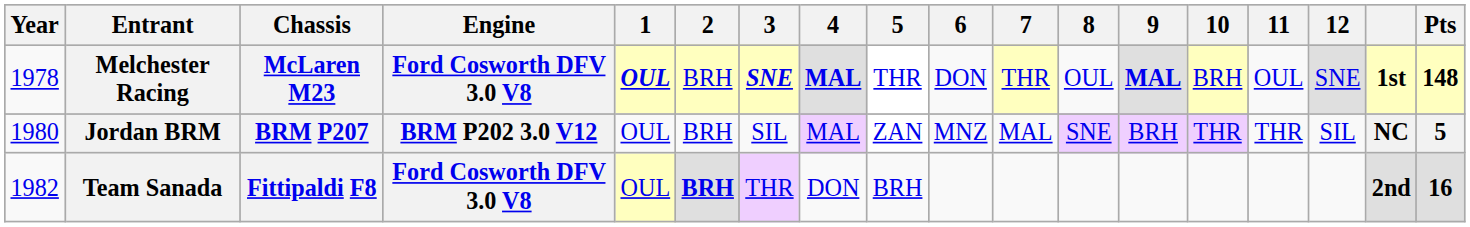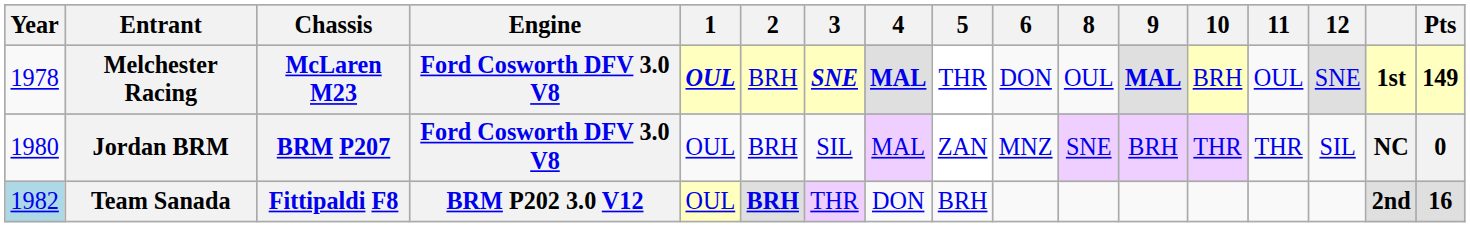- column: (1026, 24)
(1440, 79) 148 -> (1440, 79) 149
(499, 133) BRM P202 3.0 V12 -> (545, 147) Ford Cosworth DFV 3.0 V8
(1440, 133) 5 -> (1440, 147) 0
(35, 187) no background -> (35, 201) lightblue background
(499, 187) Ford Cosworth DFV 3.0 V8 -> (545, 201) BRM P202 3.0 V12
